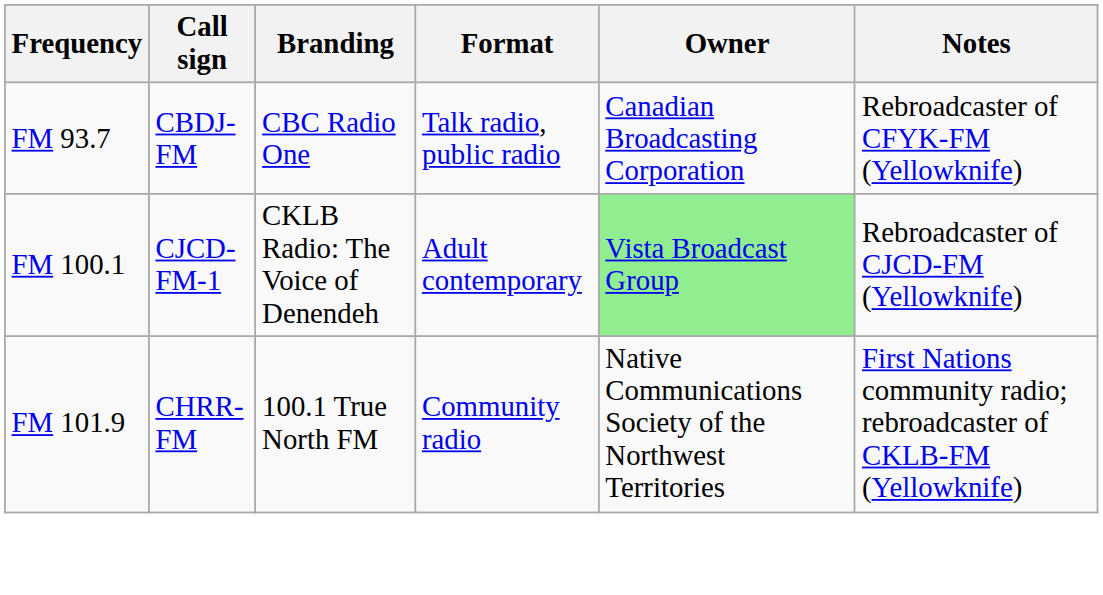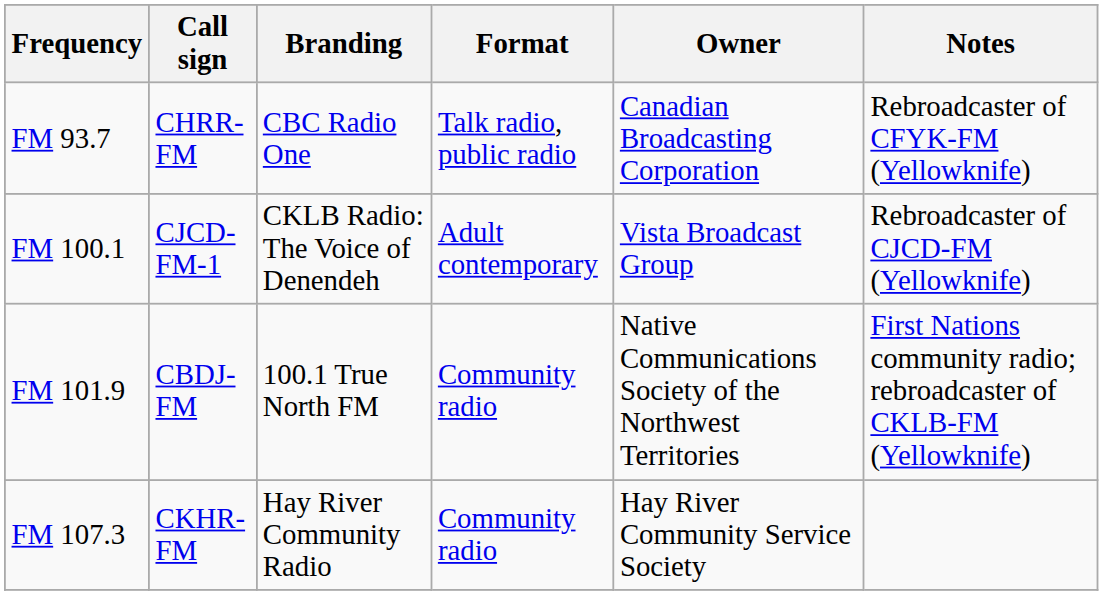(195, 137) CBDJ-FM -> (199, 137) CHRR-FM
(696, 264) lightgreen background -> (711, 248) no background
(199, 423) CHRR-FM -> (195, 391) CBDJ-FM
+ row: (68, 534)
